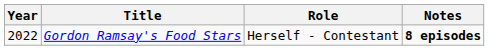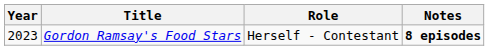(23, 35) 2022 -> (23, 35) 2023
